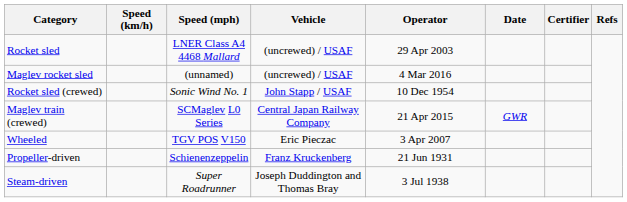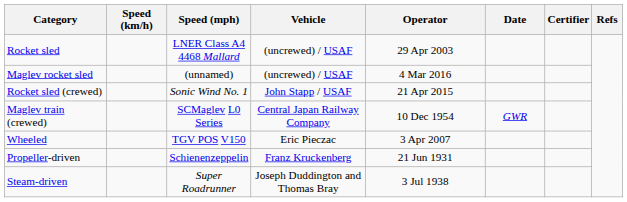(425, 91) 10 Dec 1954 -> (425, 91) 21 Apr 2015
(425, 115) 21 Apr 2015 -> (425, 115) 10 Dec 1954
